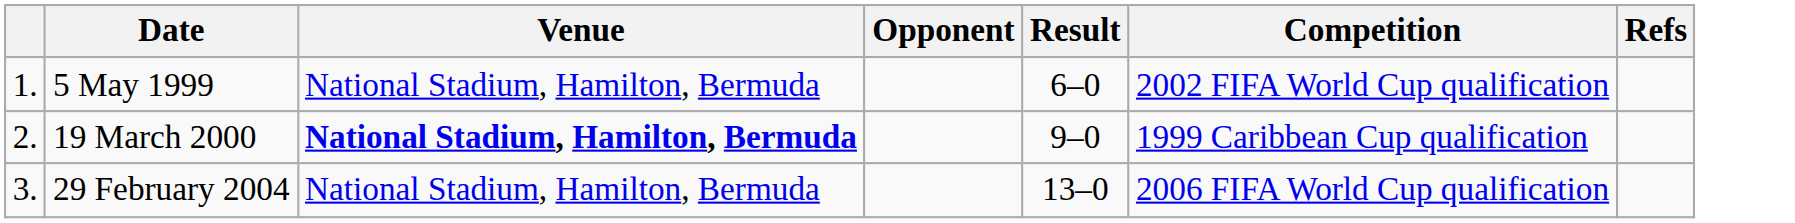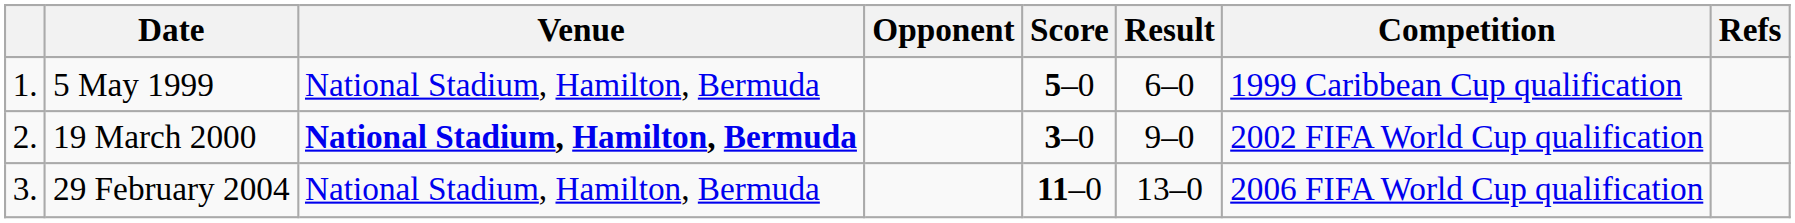+ column: (1069, 30)
(1373, 83) 2002 FIFA World Cup qualification -> (1456, 83) 1999 Caribbean Cup qualification
(1362, 136) 1999 Caribbean Cup qualification -> (1467, 136) 2002 FIFA World Cup qualification
